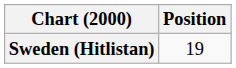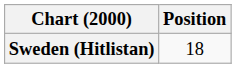(195, 48) 19 -> (195, 48) 18
